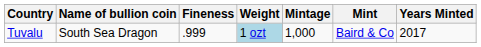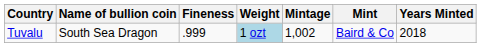(300, 33) 1,000 -> (300, 33) 1,002
(413, 33) 2017 -> (413, 33) 2018
